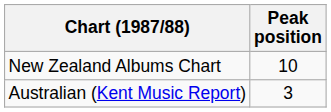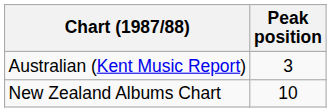rows swapped: (127, 93) <-> (115, 65)
